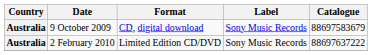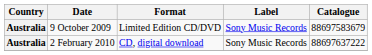(161, 27) CD, digital download -> (170, 27) Limited Edition CD/DVD
(170, 43) Limited Edition CD/DVD -> (161, 43) CD, digital download
